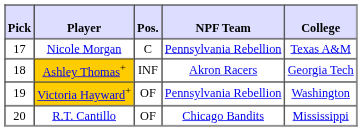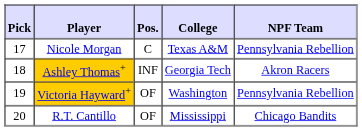columns swapped: (223, 28) <-> (321, 28)
